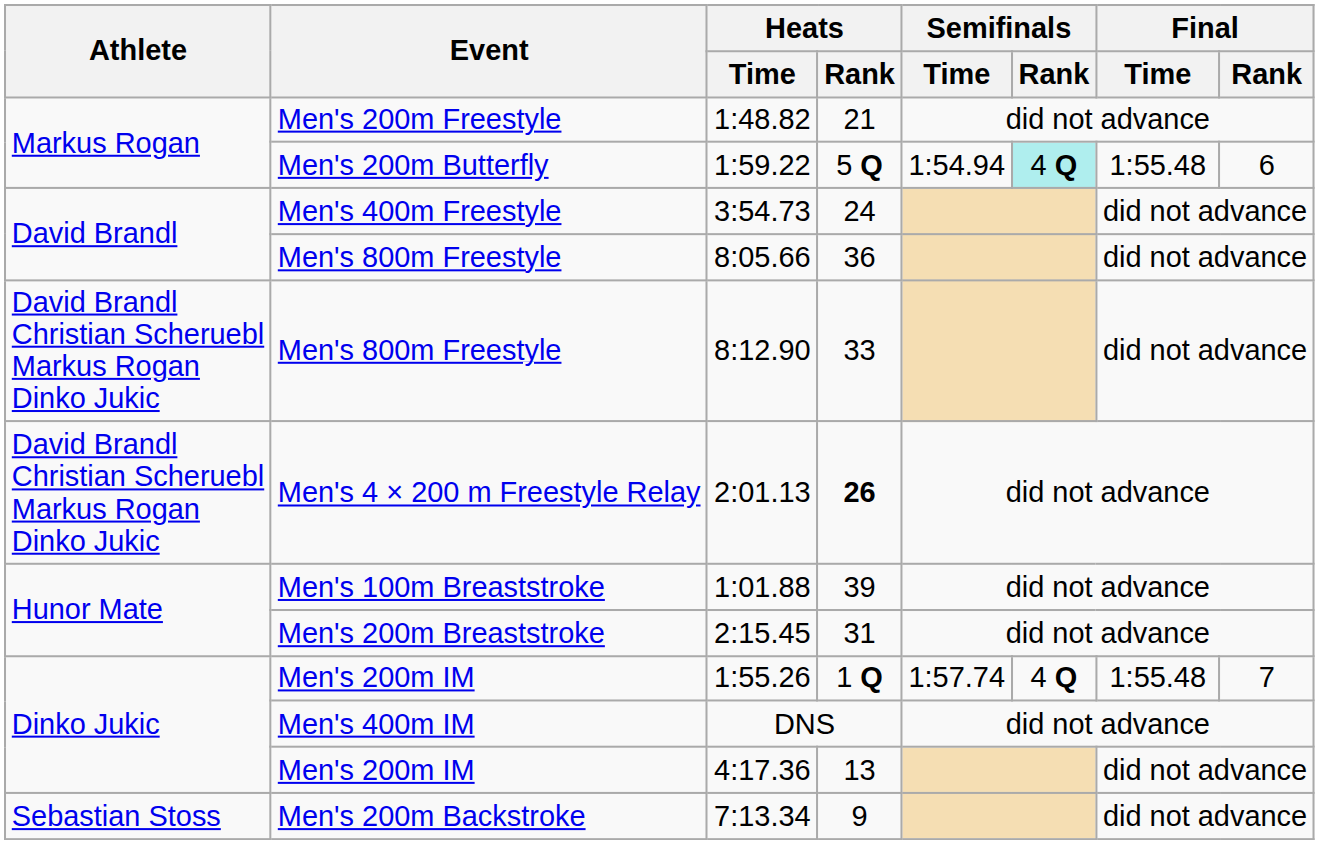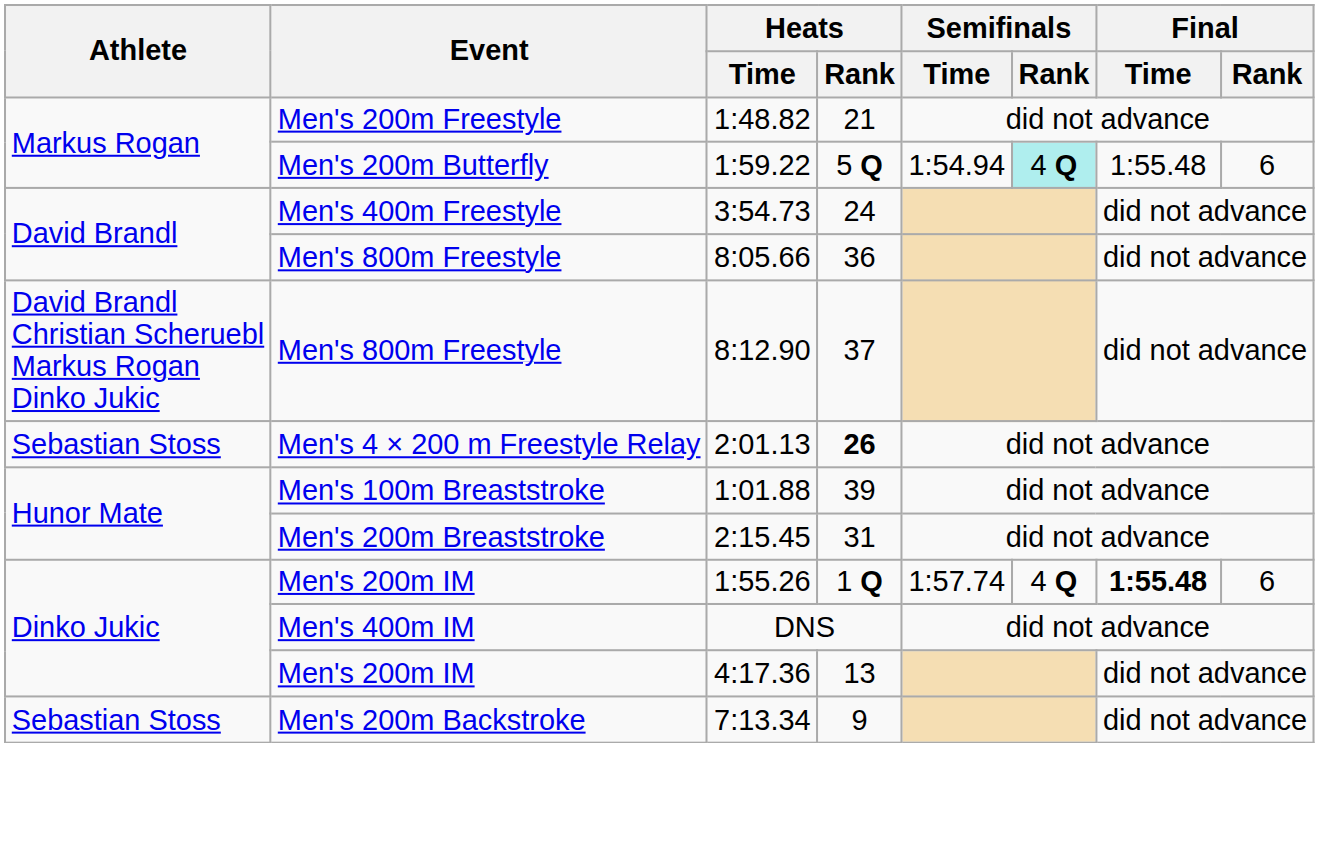(860, 351) 33 -> (860, 351) 37
(138, 493) David Brandl Christian Scheruebl Markus Rogan Dinko Jukic -> (116, 445) Sebastian Stoss
(1158, 678) normal -> (1158, 582) bold
(1267, 678) 7 -> (1267, 582) 6
